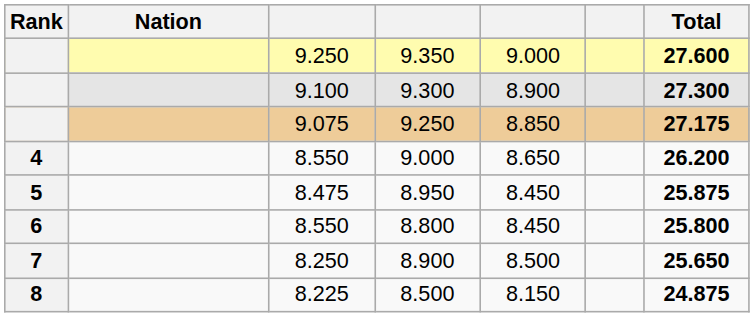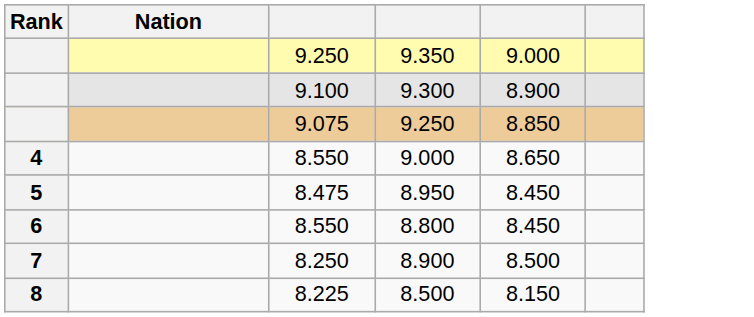- column: (697, 21)
